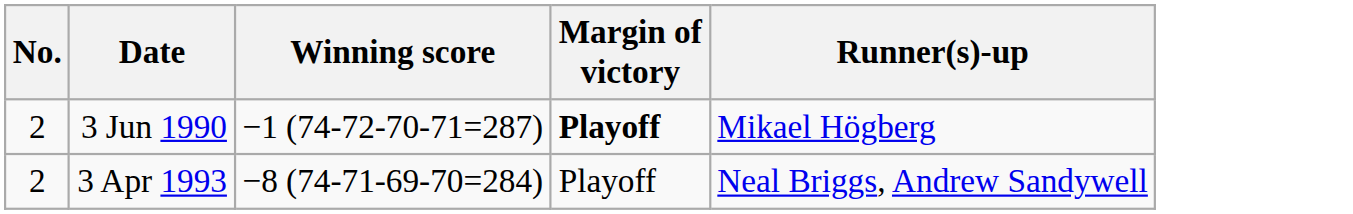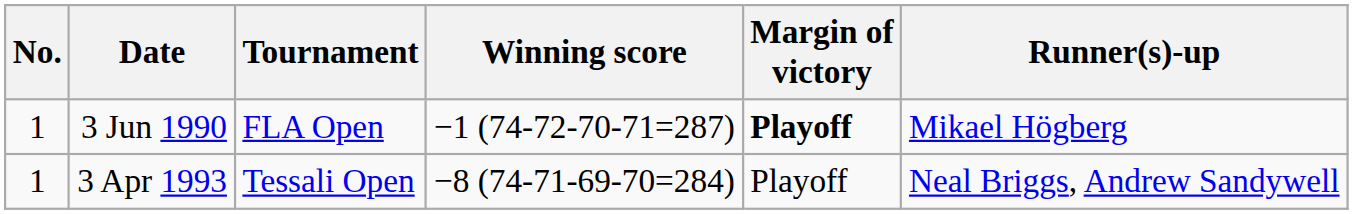+ column: (330, 51)
(37, 126) 2 -> (37, 126) 1
(37, 181) 2 -> (37, 181) 1
